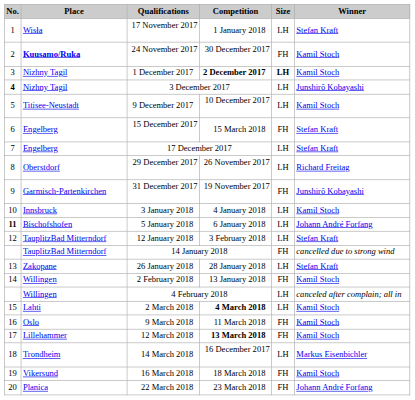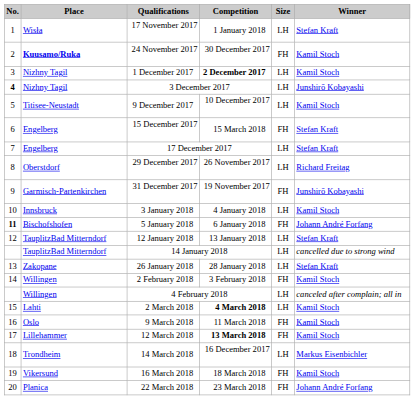(283, 72) bold -> (283, 72) normal
(283, 224) LH -> (283, 224) FH
(239, 238) 3 February 2018 -> (239, 238) 13 January 2018
(283, 252) FH -> (283, 252) LH
(239, 279) 13 January 2018 -> (239, 279) 3 February 2018
